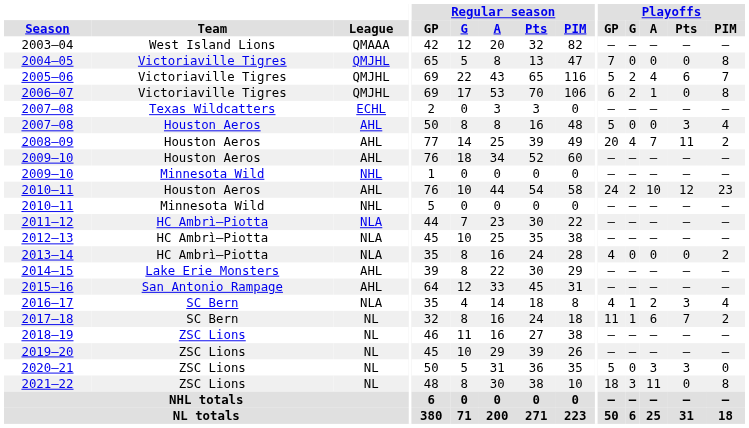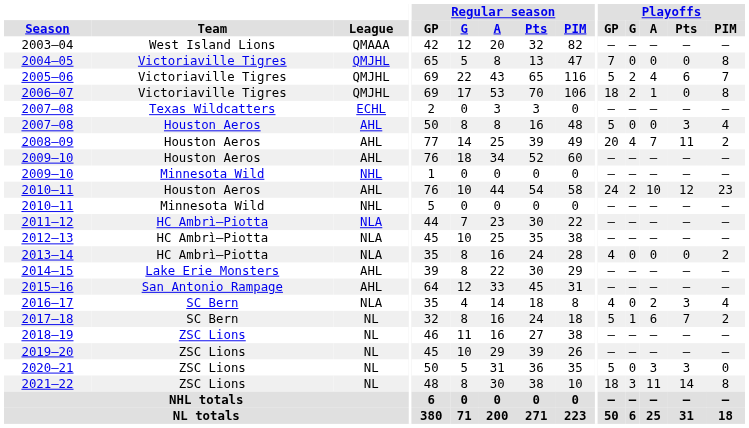(611, 93) 6 -> (611, 93) 18
(632, 303) 1 -> (632, 303) 0
(611, 319) 11 -> (611, 319) 5
(686, 384) 0 -> (686, 384) 14
